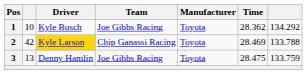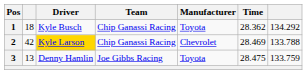(29, 27) 10 -> (29, 27) 18
(130, 27) Joe Gibbs Racing -> (136, 27) Chip Ganassi Racing
(193, 42) Toyota -> (198, 42) Chevrolet
